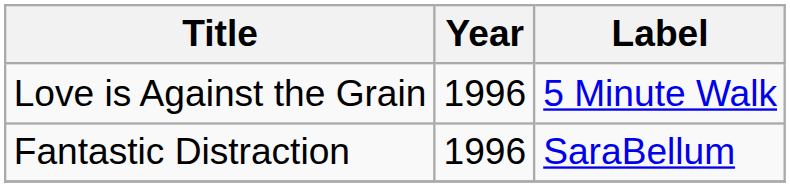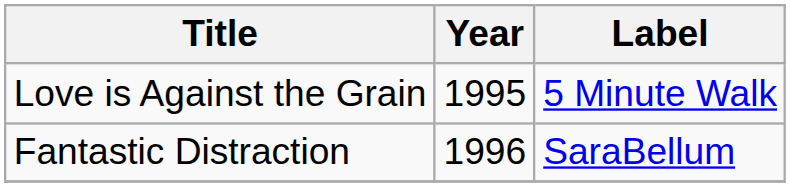(485, 92) 1996 -> (485, 92) 1995
